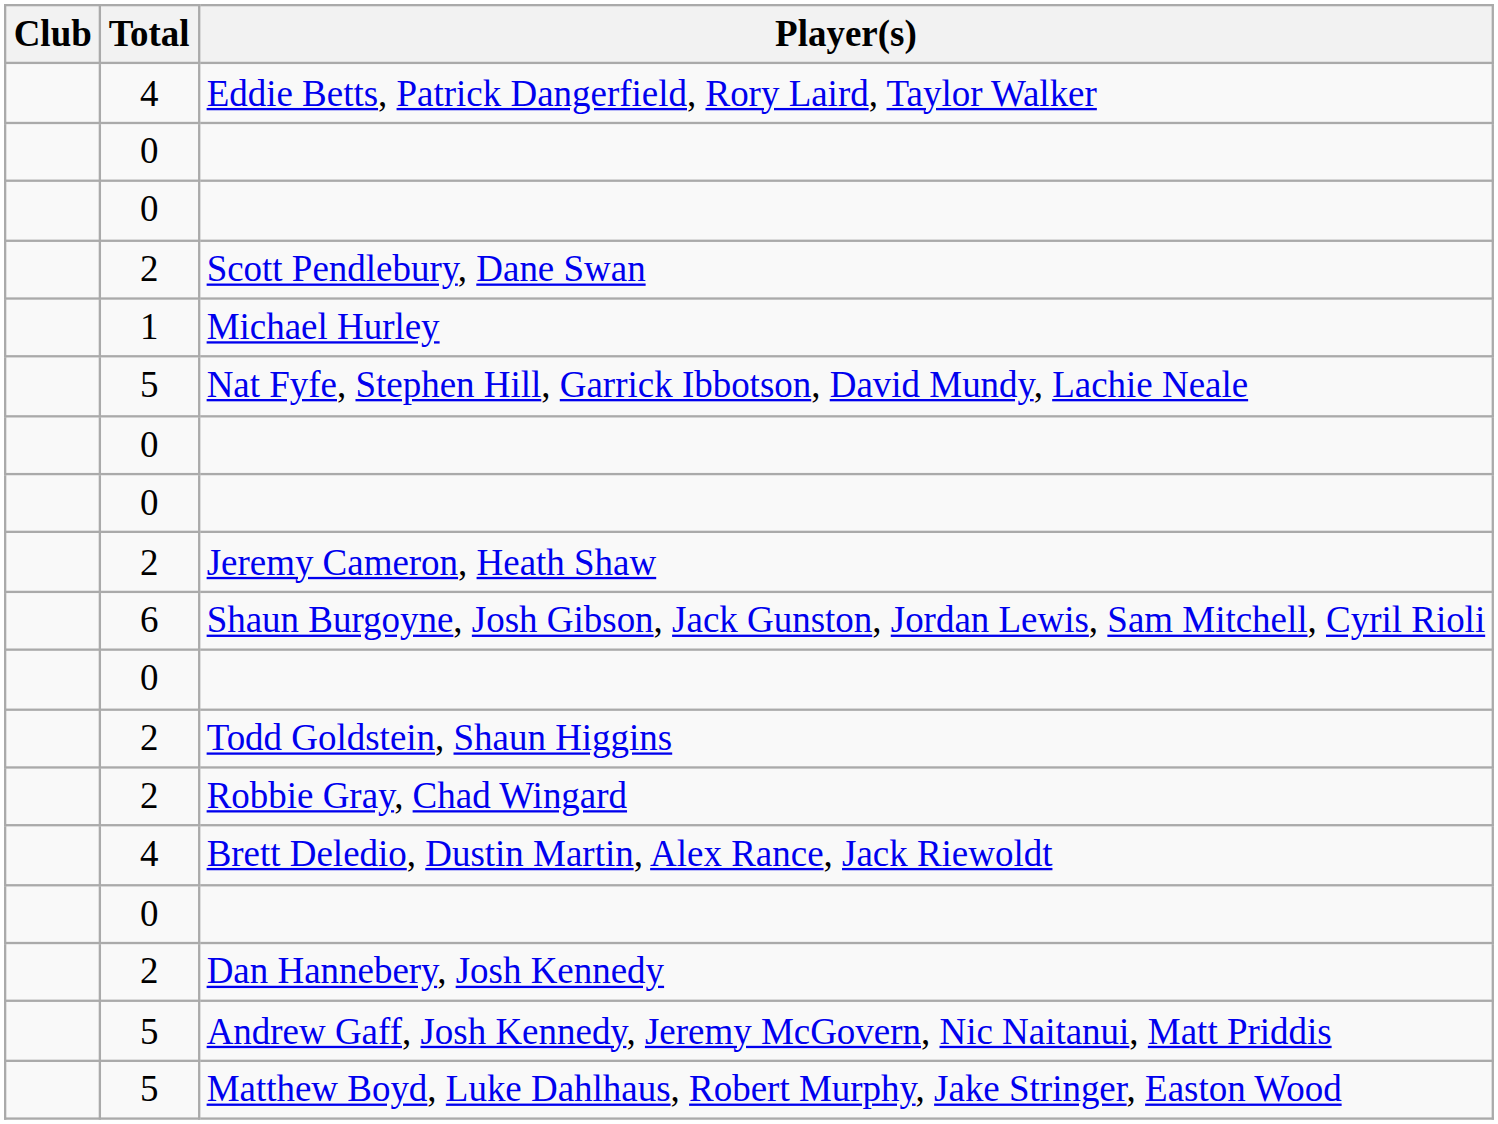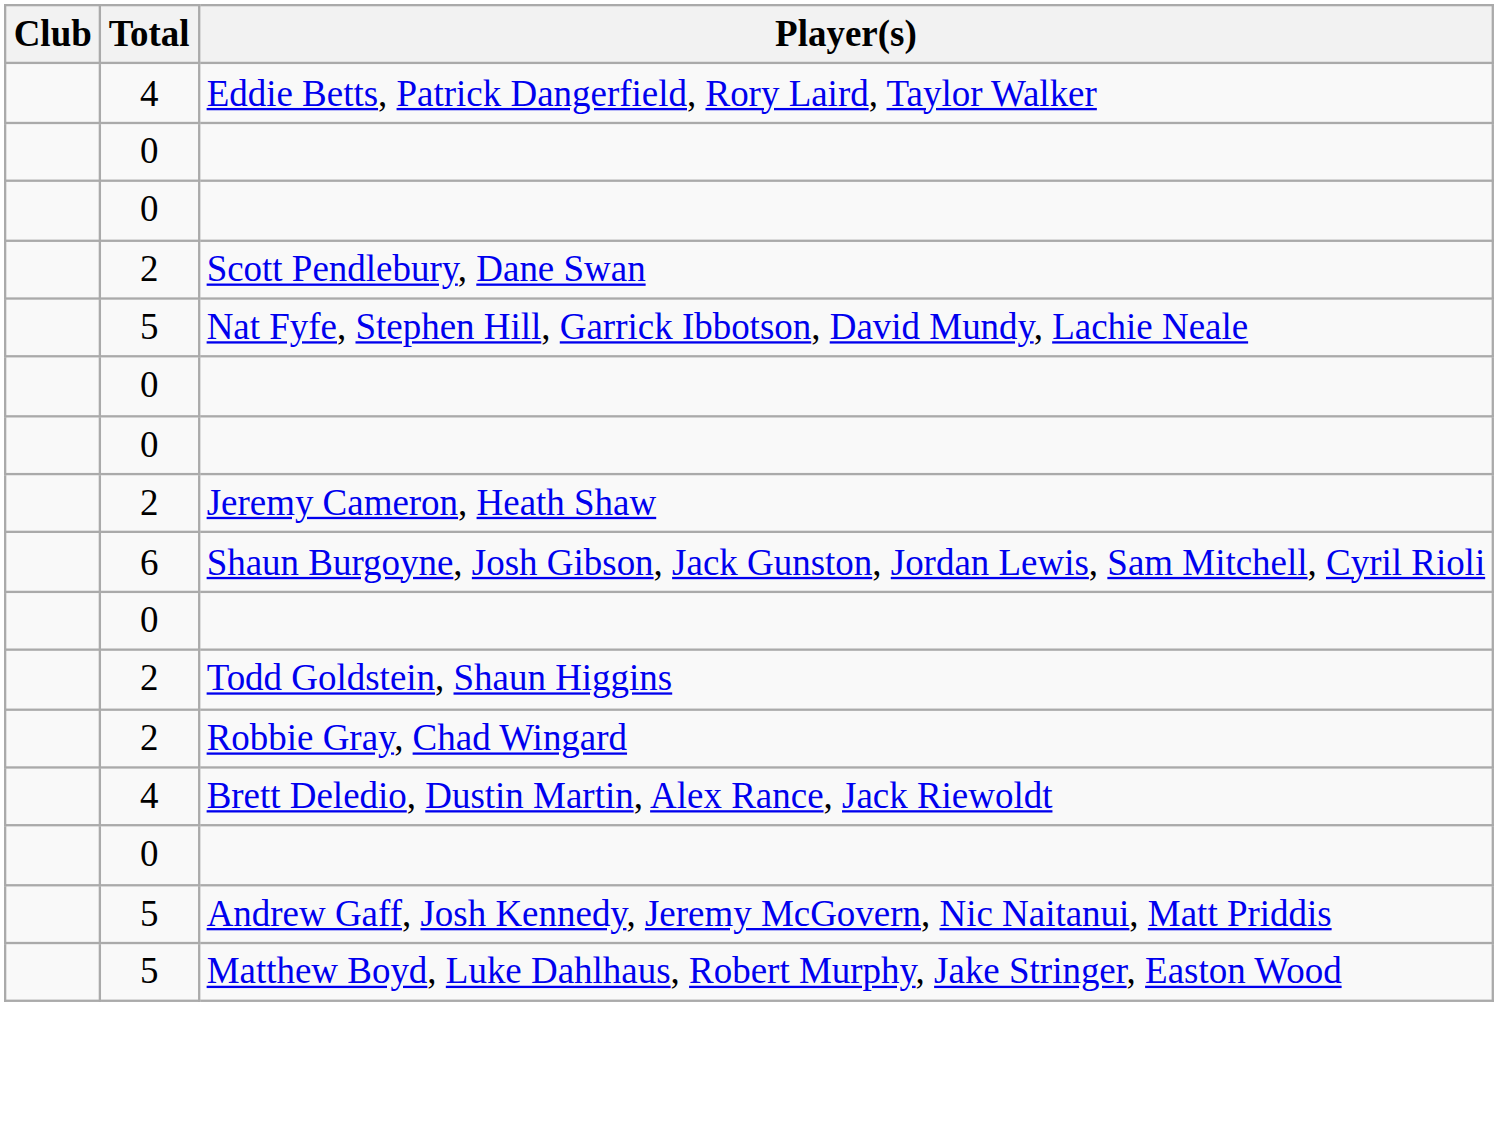- row: (149, 326)
- row: (149, 971)
